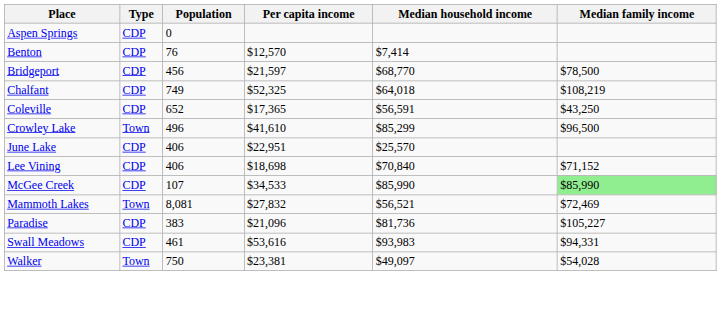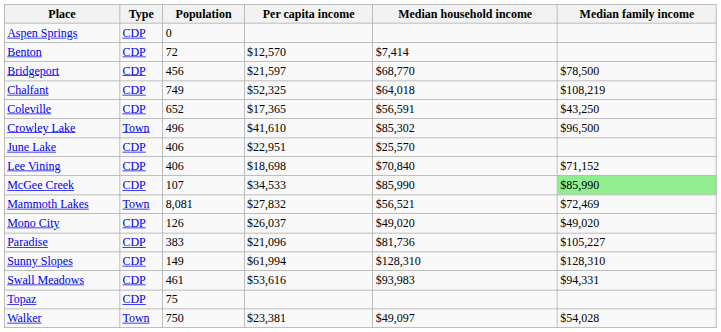(172, 52) 76 -> (172, 52) 72
(395, 128) $85,299 -> (395, 128) $85,302
+ row: (33, 223)
+ row: (40, 261)
+ row: (22, 299)
